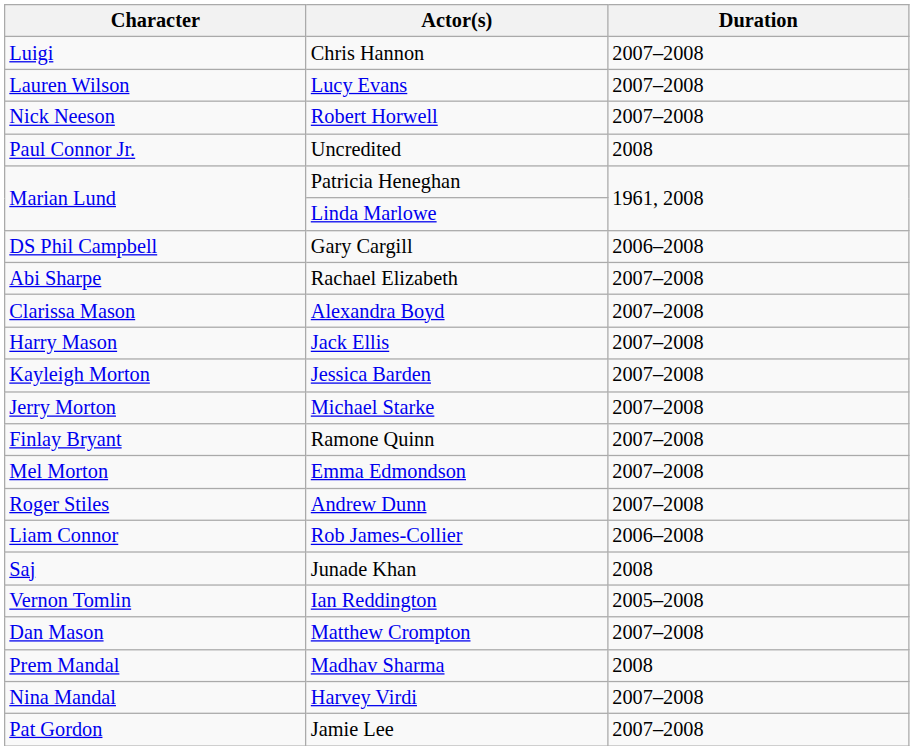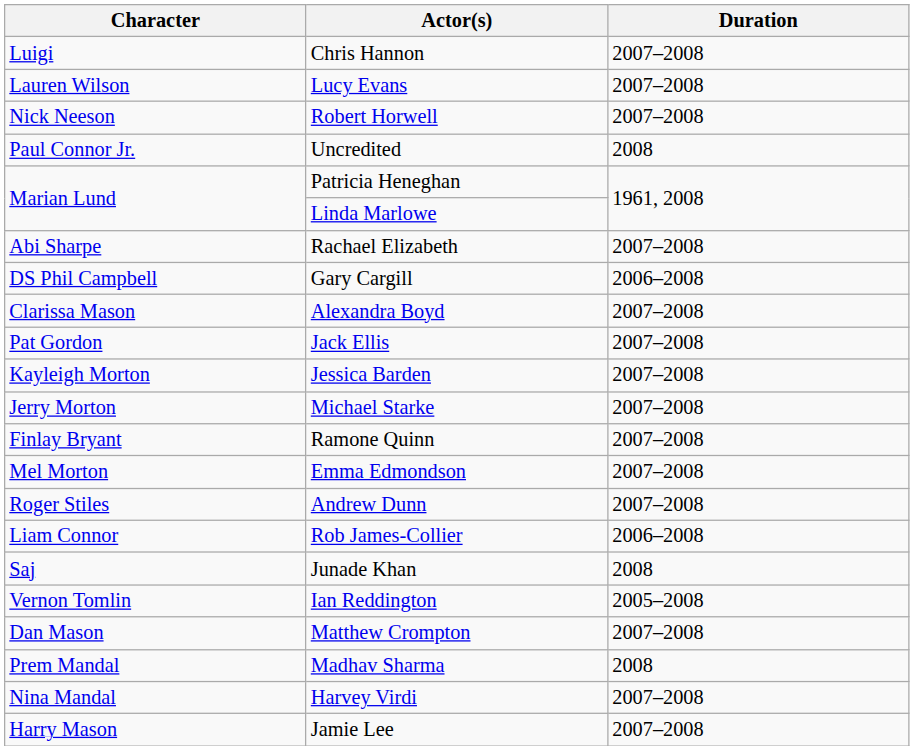rows swapped: (362, 246) <-> (384, 278)
(63, 342) Harry Mason -> (56, 342) Pat Gordon
(56, 729) Pat Gordon -> (63, 729) Harry Mason
